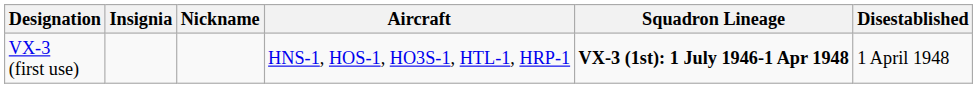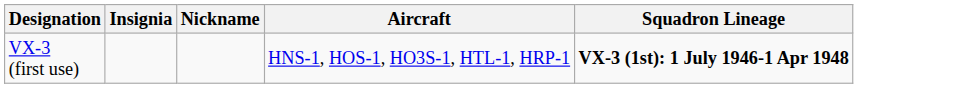- column: (913, 18)
